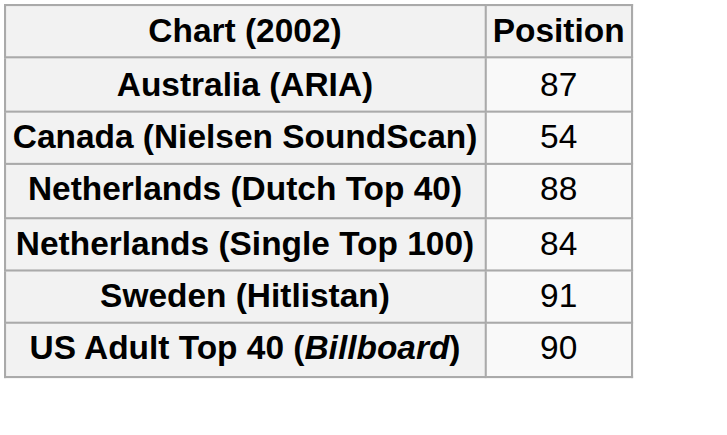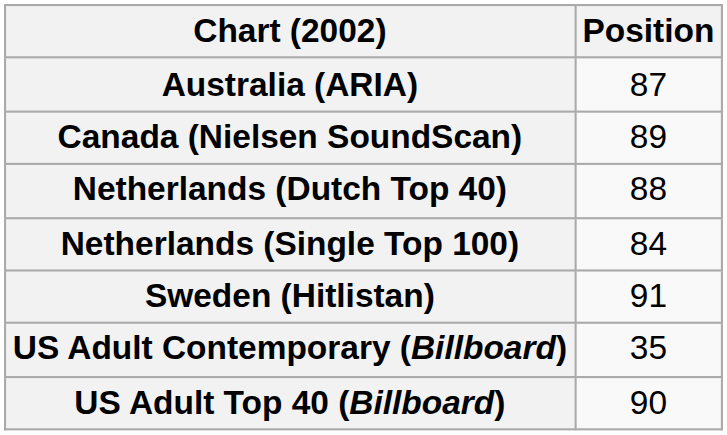(559, 137) 54 -> (648, 137) 89
+ row: (290, 349)
